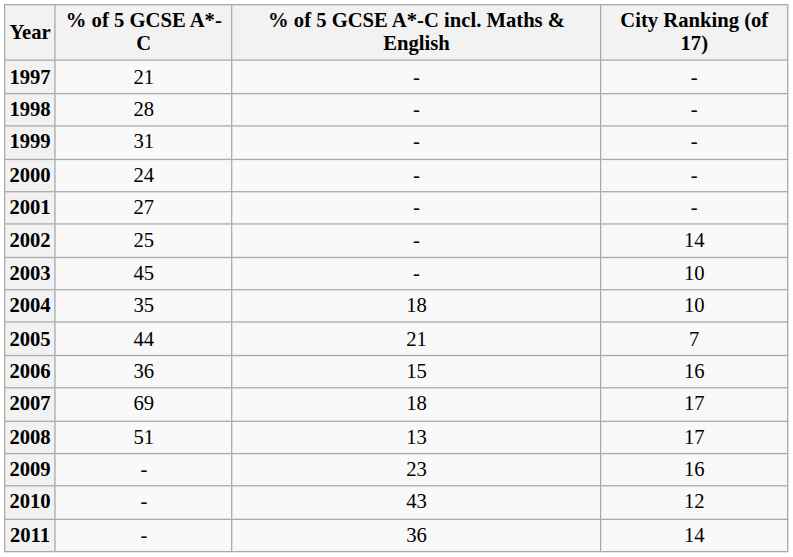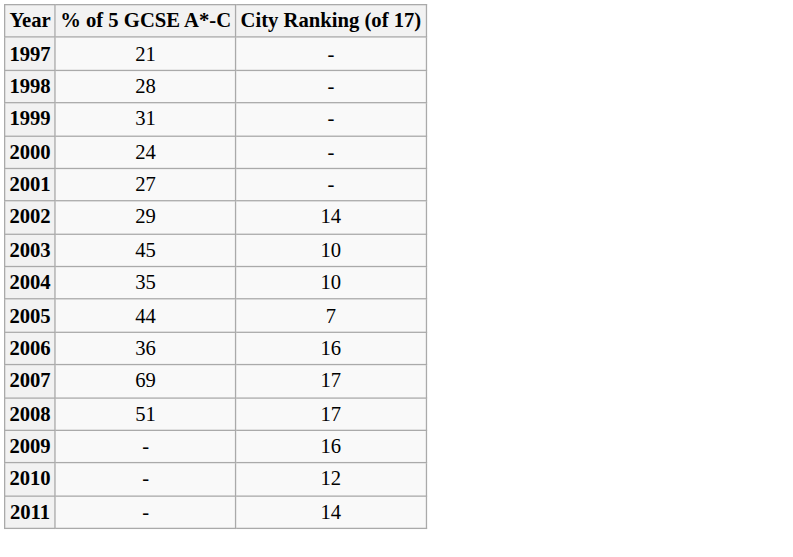- column: (417, 32)
(144, 240) 25 -> (146, 217) 29
